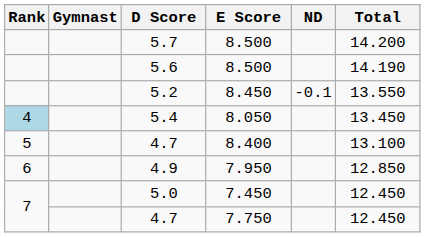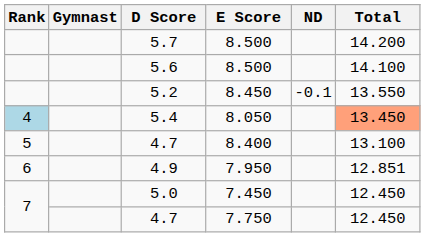(378, 68) 14.190 -> (378, 68) 14.100
(378, 118) no background -> (378, 118) lightsalmon background
(378, 168) 12.850 -> (378, 168) 12.851
